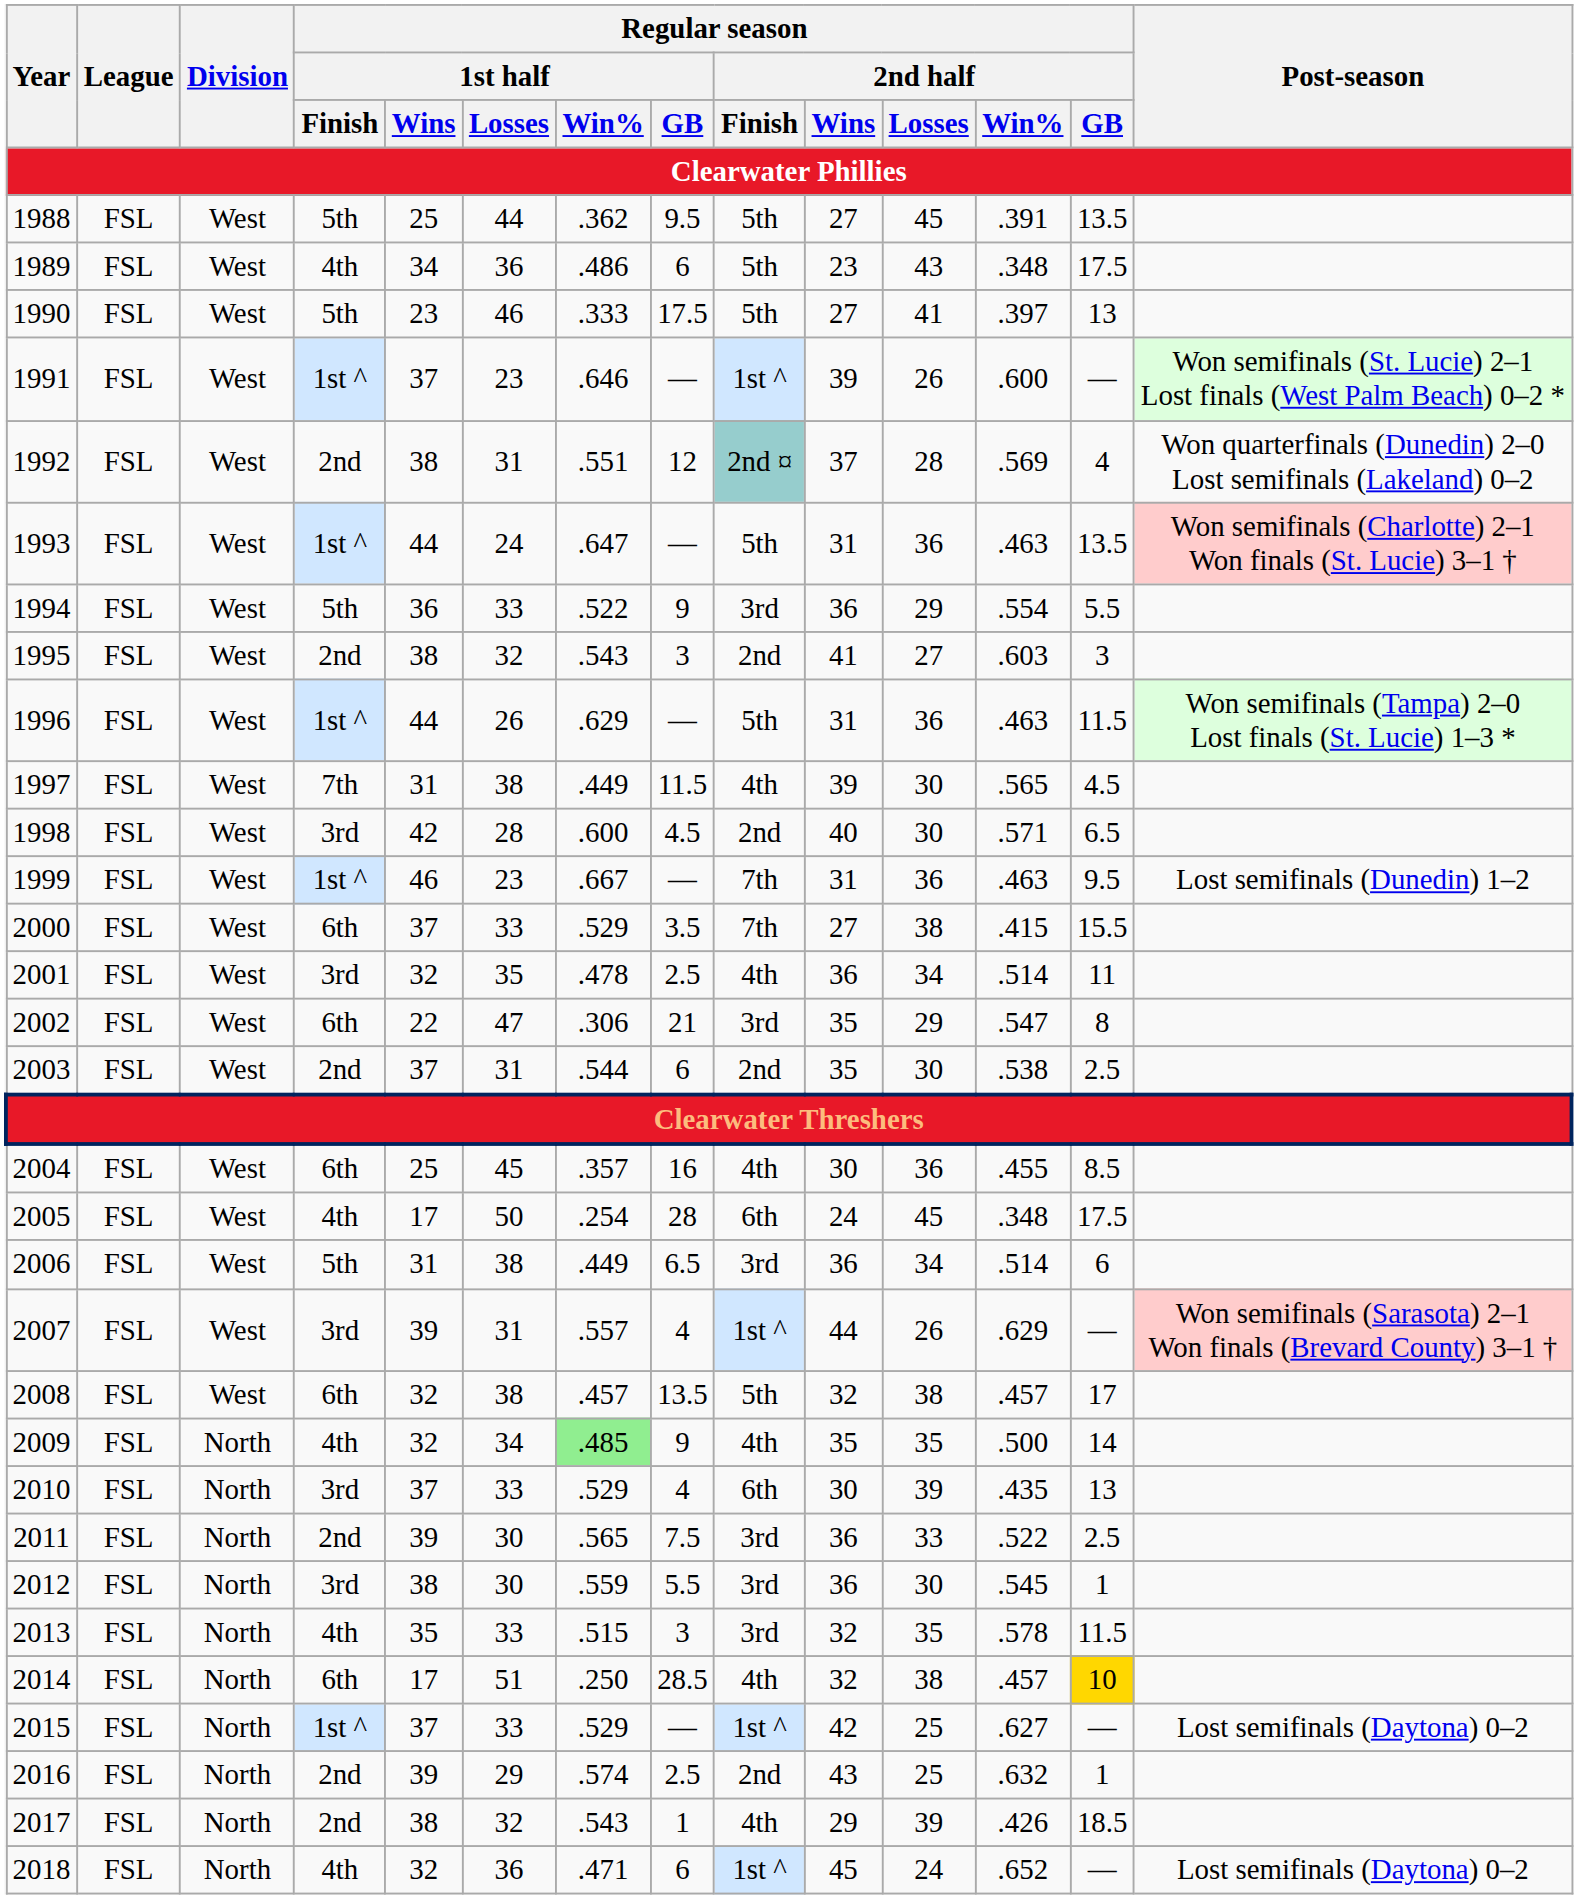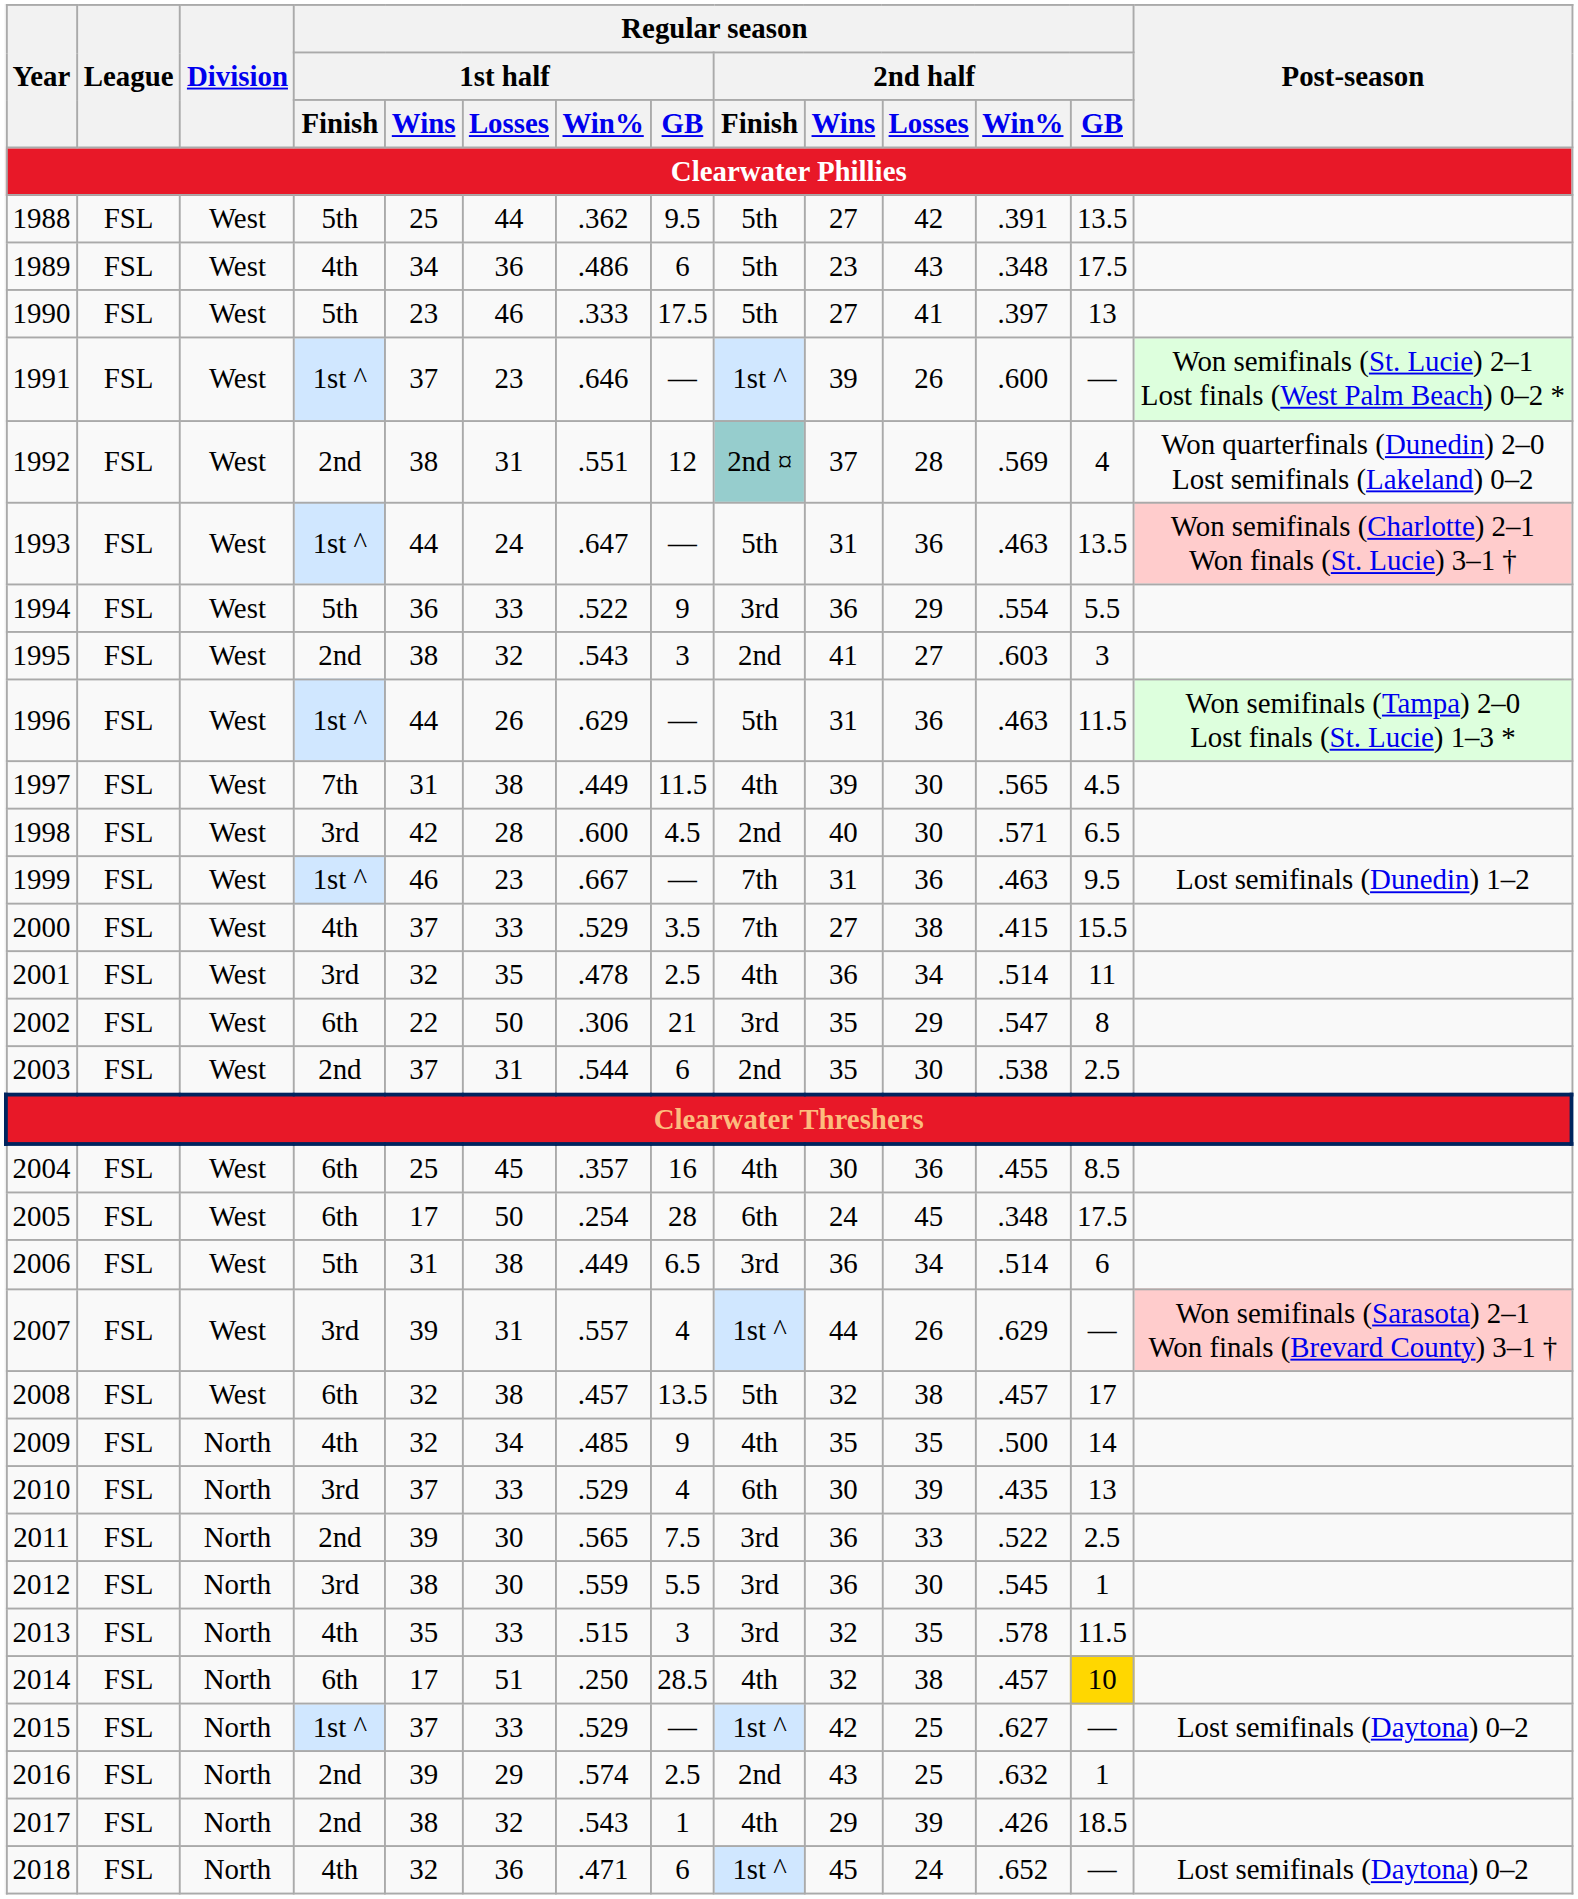(929, 218) 45 -> (929, 218) 42
(340, 927) 6th -> (340, 927) 4th
(509, 1022) 47 -> (509, 1022) 50
(340, 1216) 4th -> (340, 1216) 6th
(603, 1441) lightgreen background -> (603, 1441) no background
